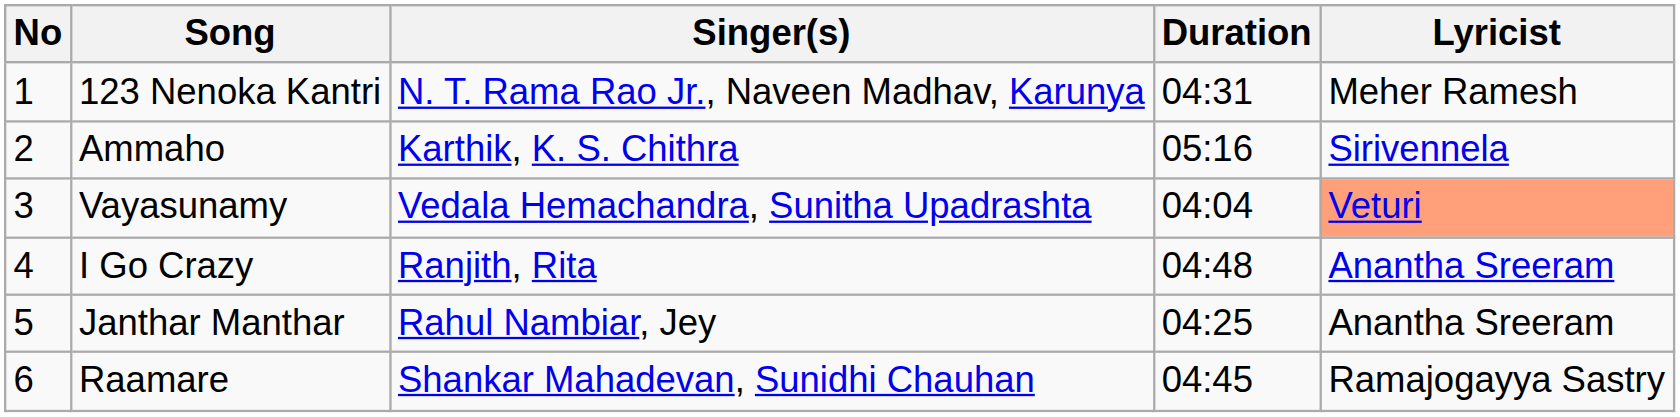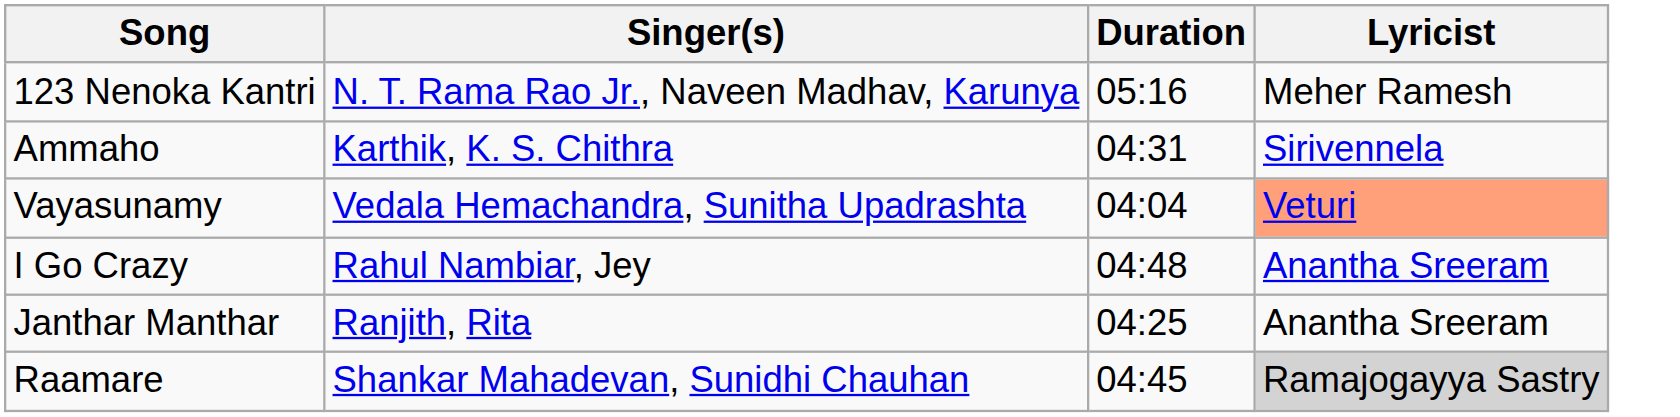- column: (38, 33)
(1207, 91) 04:31 -> (1142, 91) 05:16
(1207, 149) 05:16 -> (1142, 149) 04:31
(497, 264) Ranjith, Rita -> (492, 264) Rahul Nambiar, Jey
(557, 322) Rahul Nambiar, Jey -> (432, 322) Ranjith, Rita
(1497, 380) no background -> (1431, 380) lightgrey background
